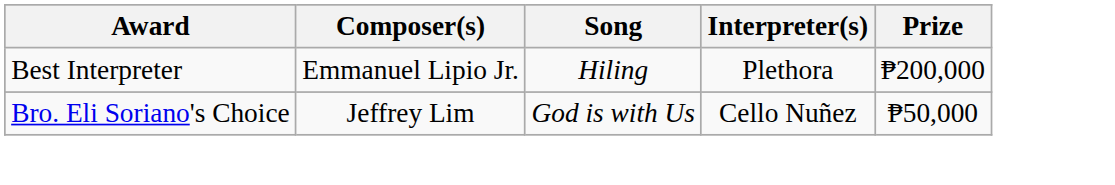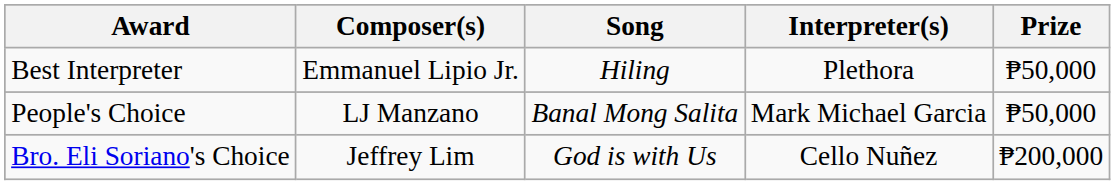(933, 69) ₱200,000 -> (1051, 69) ₱50,000
+ row: (98, 112)
(933, 112) ₱50,000 -> (1051, 156) ₱200,000
